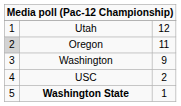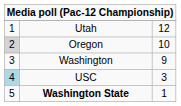(164, 45) 11 -> (164, 45) 10
(12, 77) no background -> (12, 77) lightblue background
(164, 77) 2 -> (164, 77) 3
